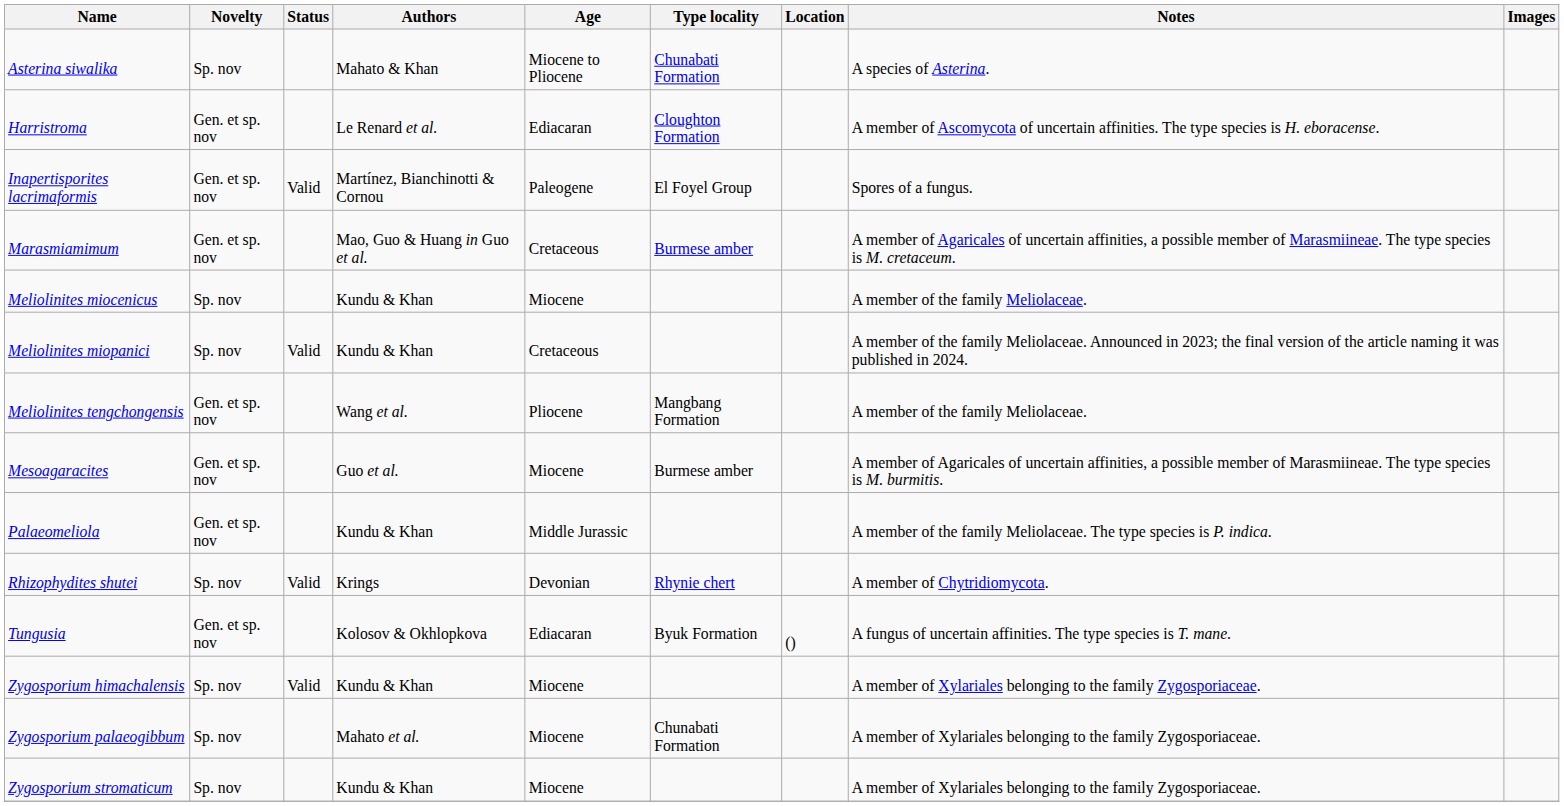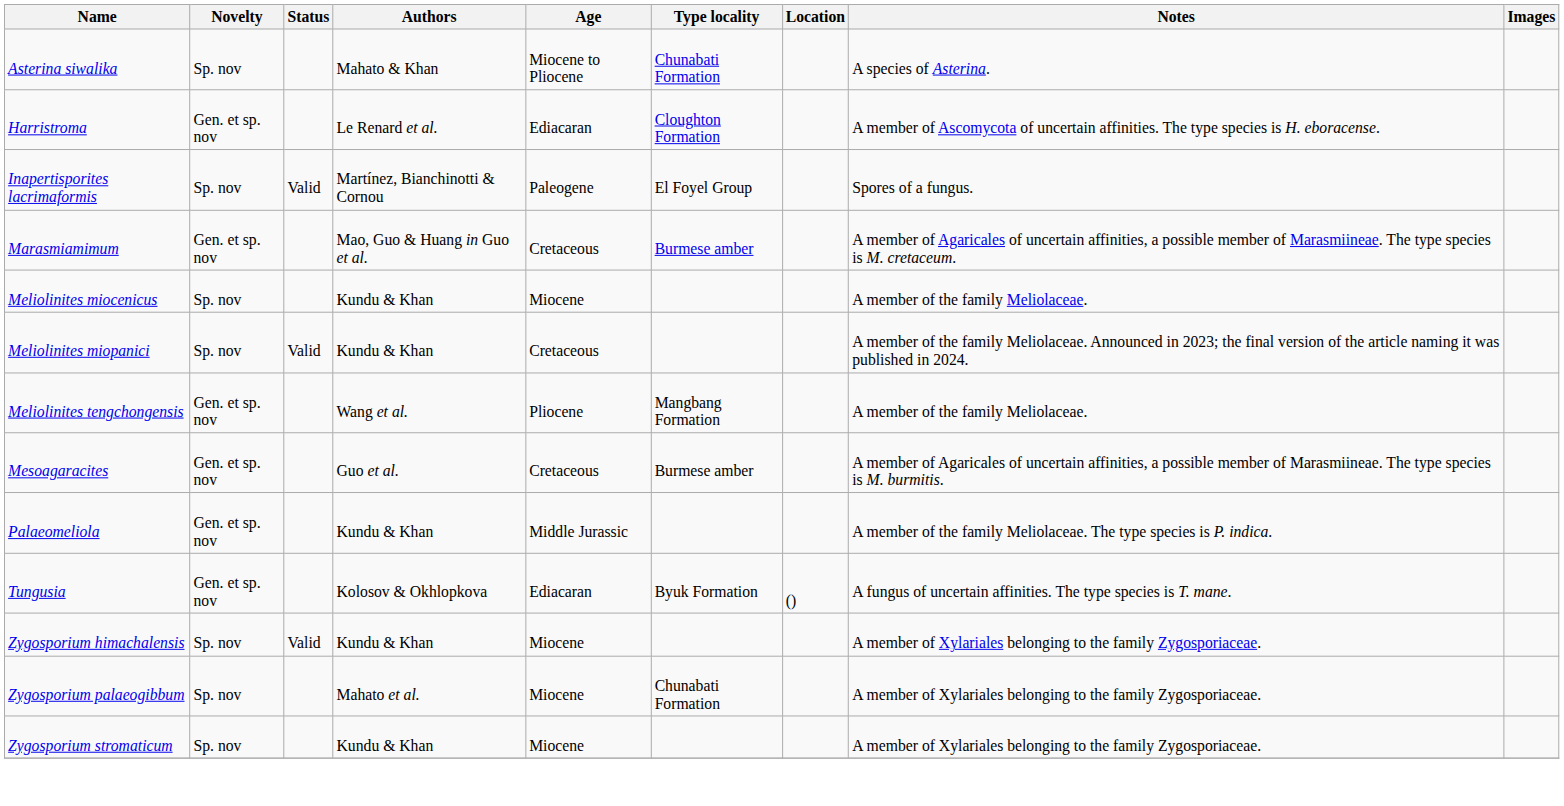(227, 188) Gen. et sp. nov -> (217, 188) Sp. nov
(556, 471) Miocene -> (564, 471) Cretaceous
- row: (73, 583)
